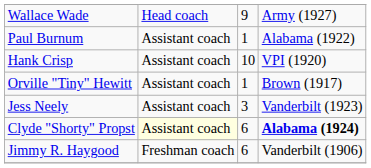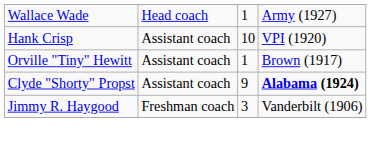(244, 15) 9 -> (244, 15) 1
- row: (46, 38)
- row: (38, 106)
(186, 128) lightyellow background -> (186, 83) no background
(244, 128) 6 -> (244, 83) 9
(244, 151) 6 -> (244, 106) 3
